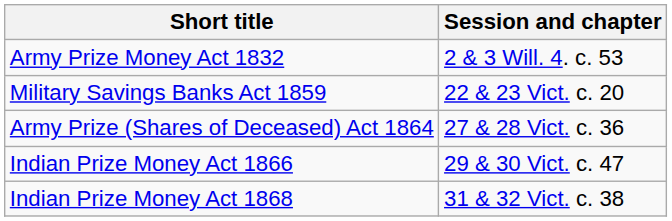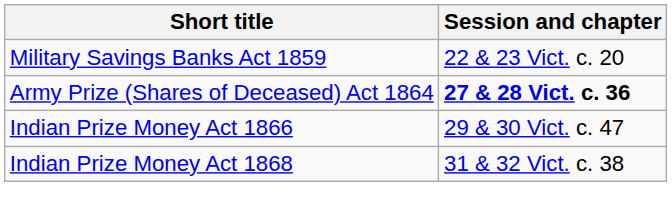- row: (147, 57)
(534, 127) normal -> (537, 92) bold
